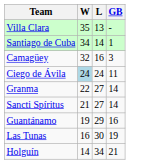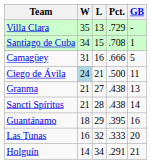+ column: (117, 12)
(99, 43) 14 -> (99, 43) 15
(85, 58) 32 -> (85, 58) 31
(111, 58) 3 -> (132, 58) 5
(99, 74) 24 -> (99, 74) 21
(85, 89) 22 -> (85, 89) 21
(113, 89) 14 -> (135, 89) 13
(99, 105) 27 -> (99, 105) 28
(85, 120) 19 -> (85, 120) 18
(99, 136) 30 -> (99, 136) 32
(113, 136) 19 -> (135, 136) 20
